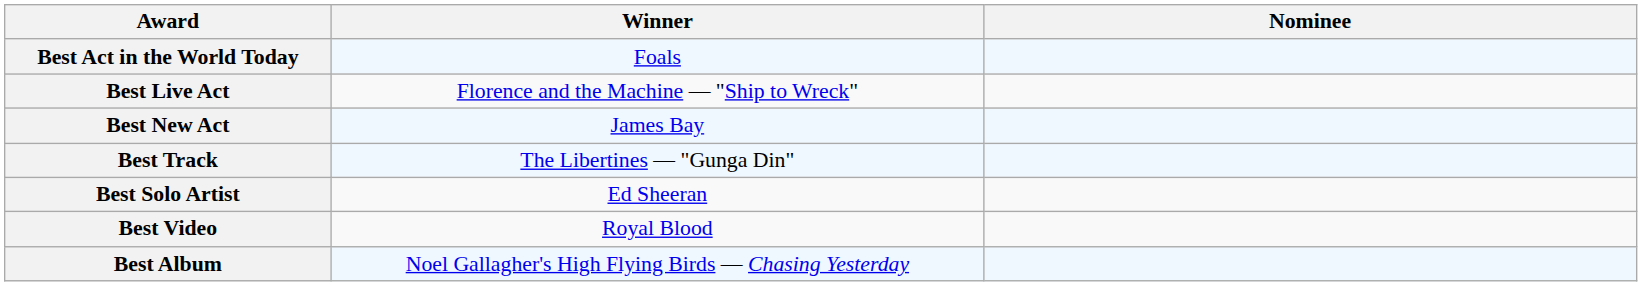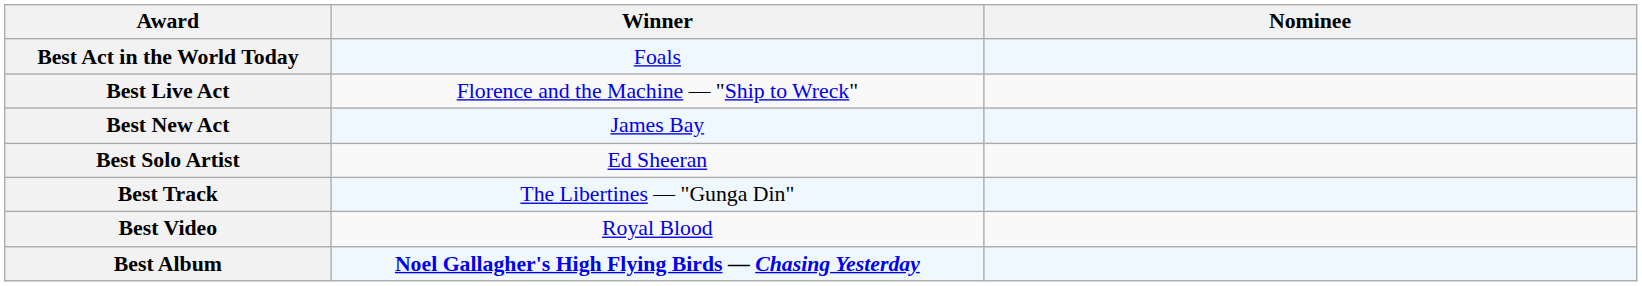rows swapped: (168, 194) <-> (168, 159)
(657, 263) normal -> (657, 263) bold
